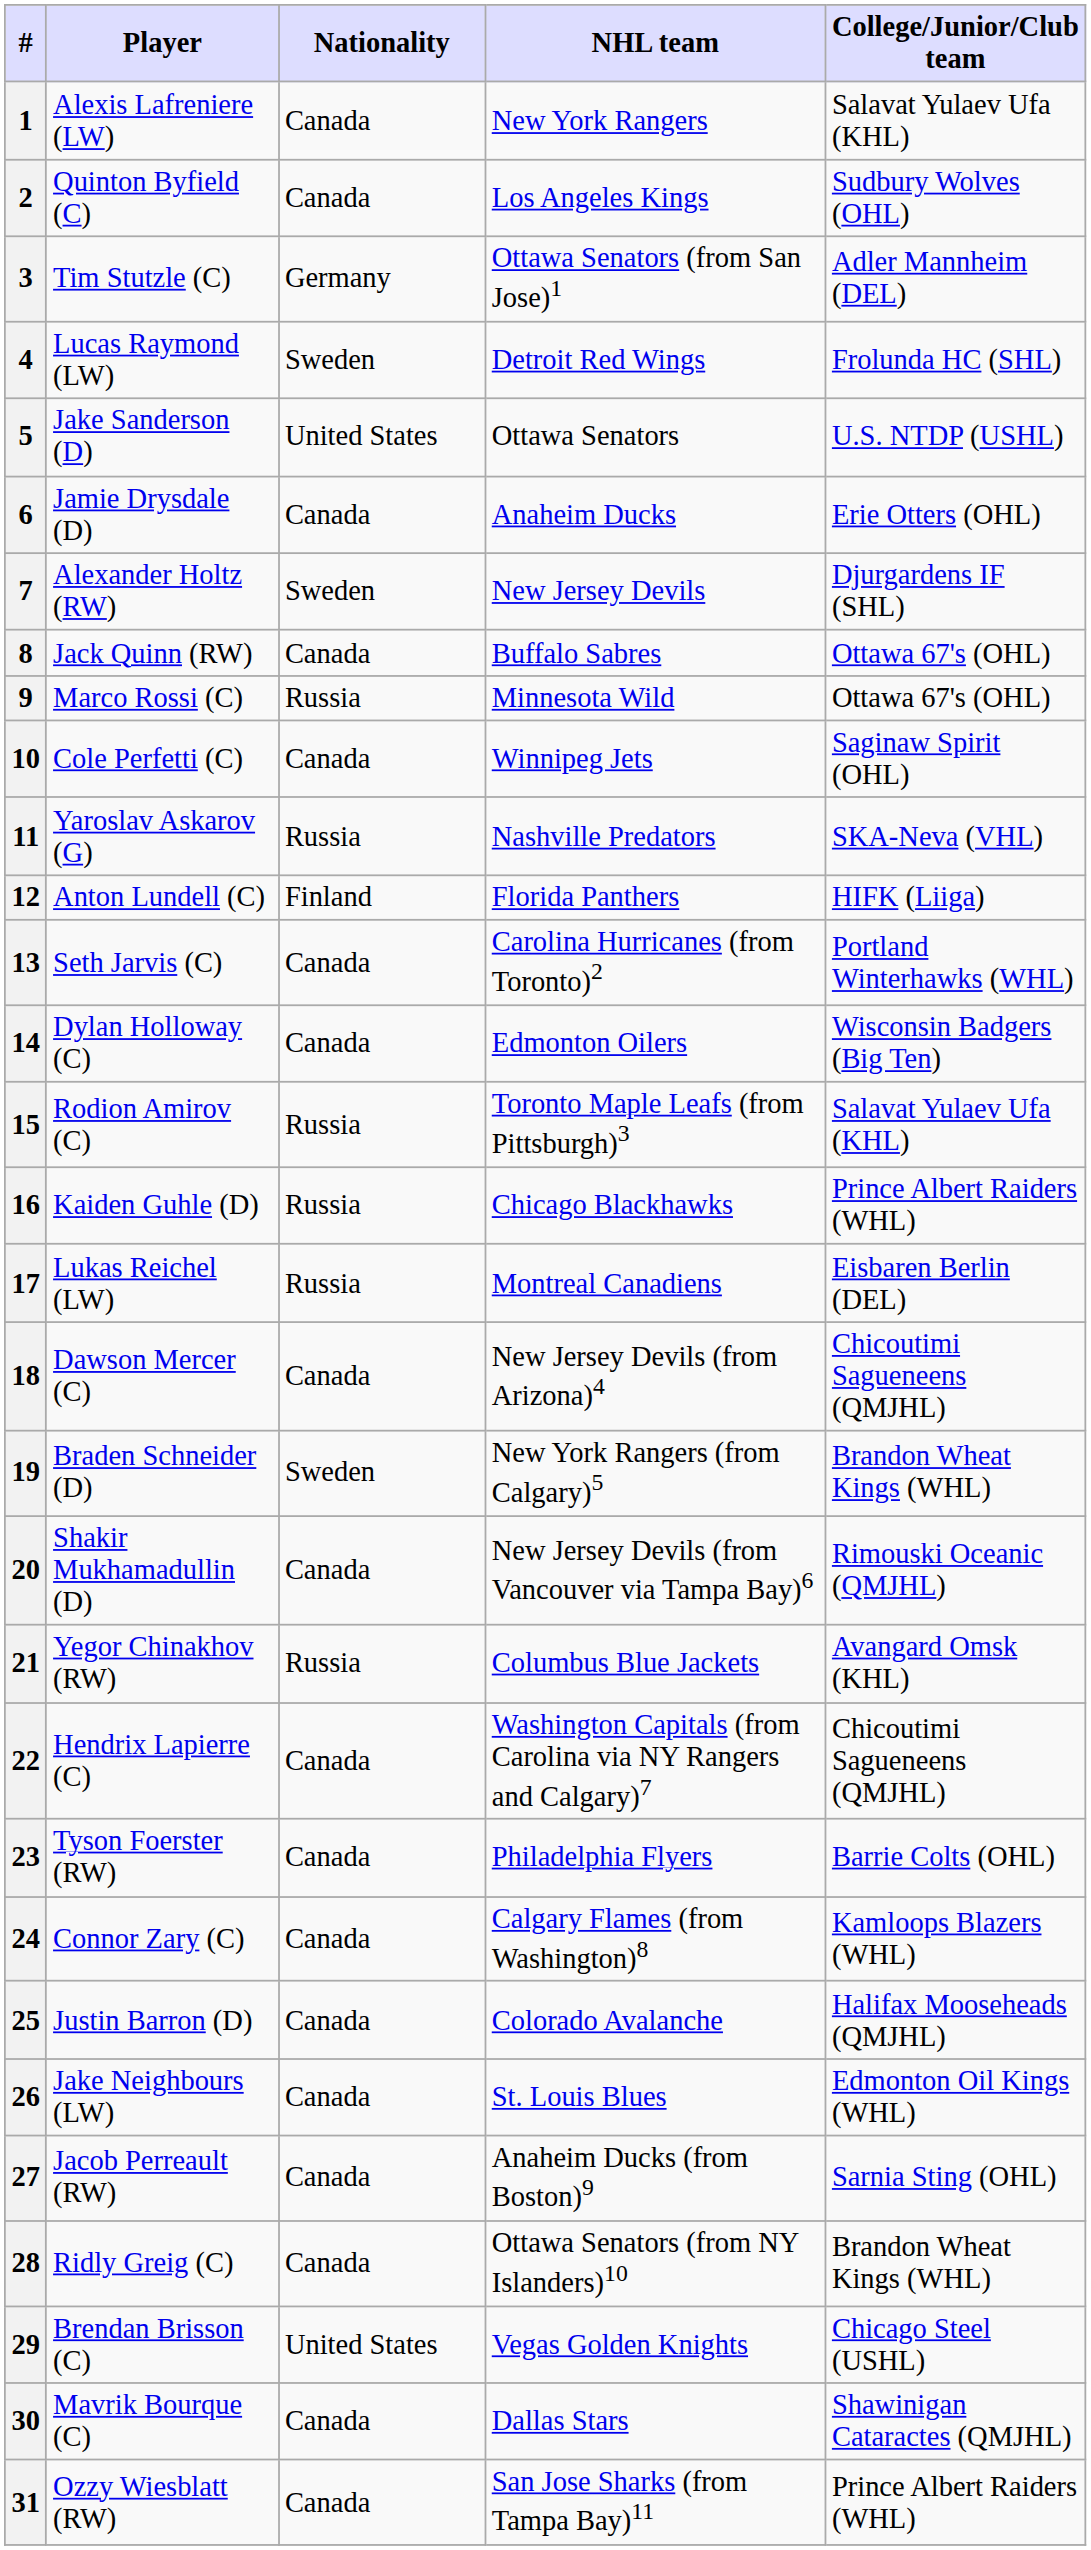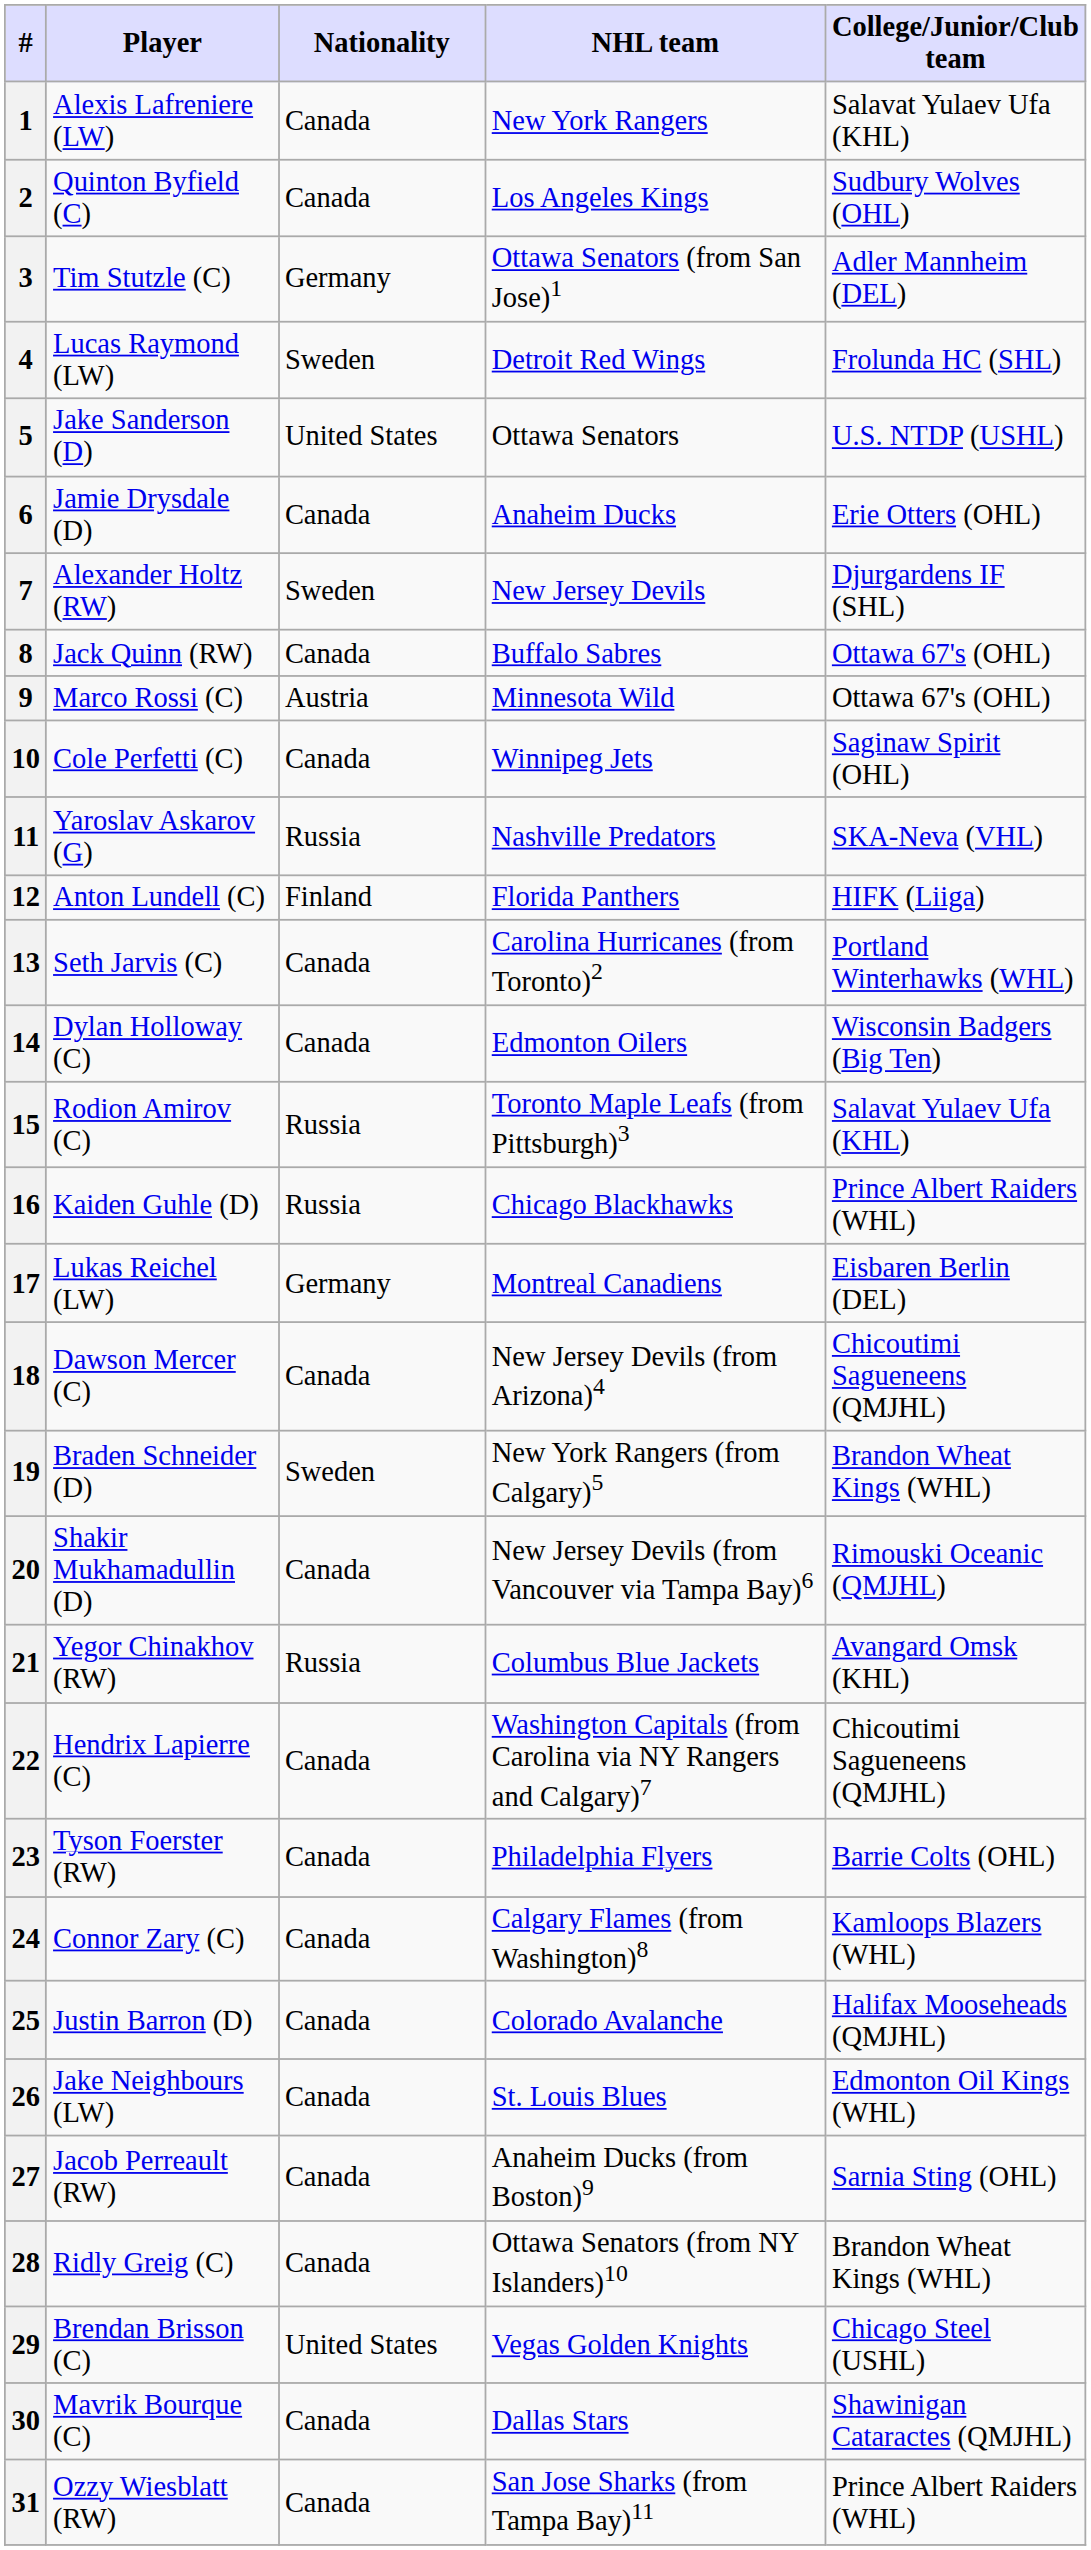(323, 697) Russia -> (327, 697) Austria
(323, 1282) Russia -> (338, 1282) Germany
